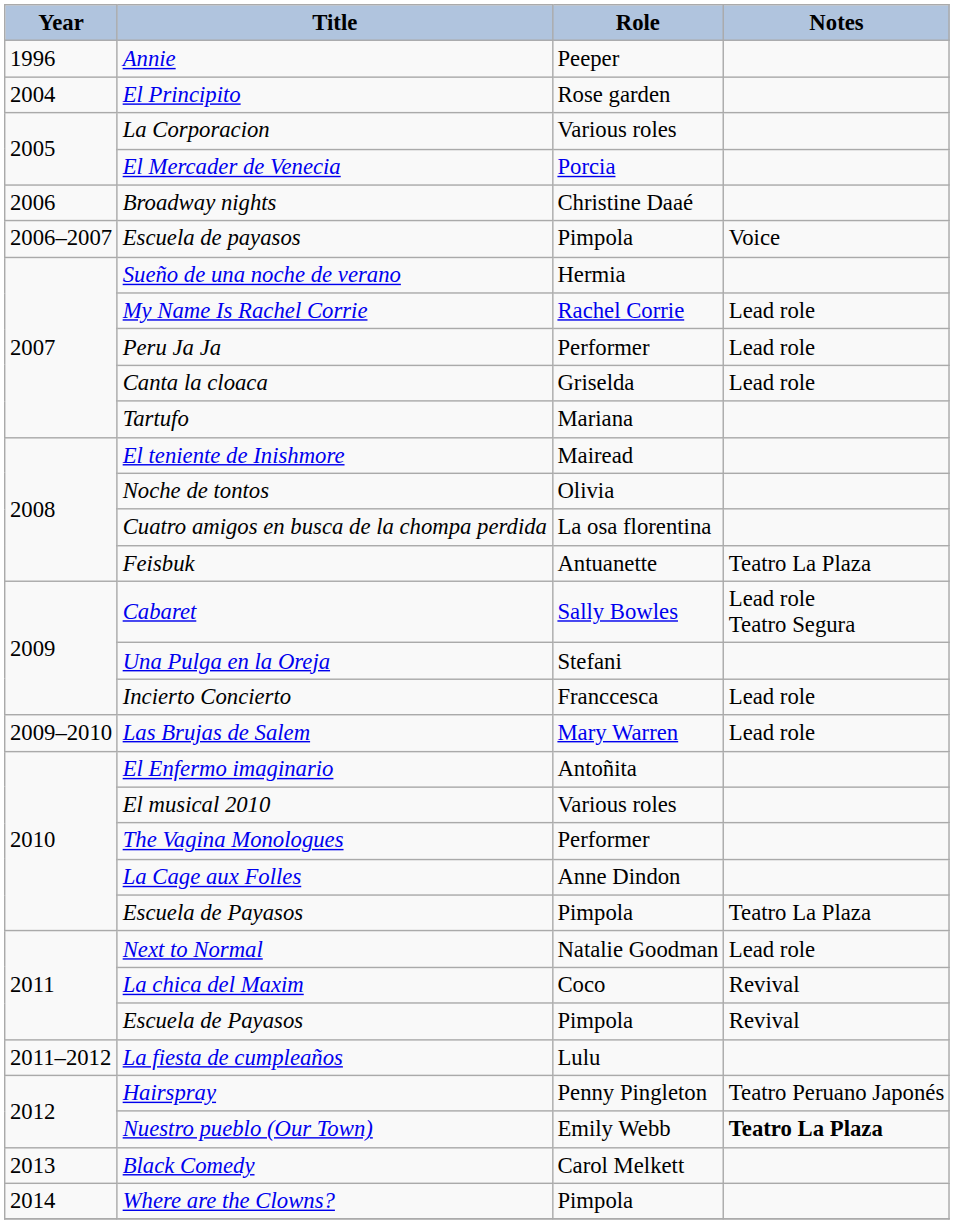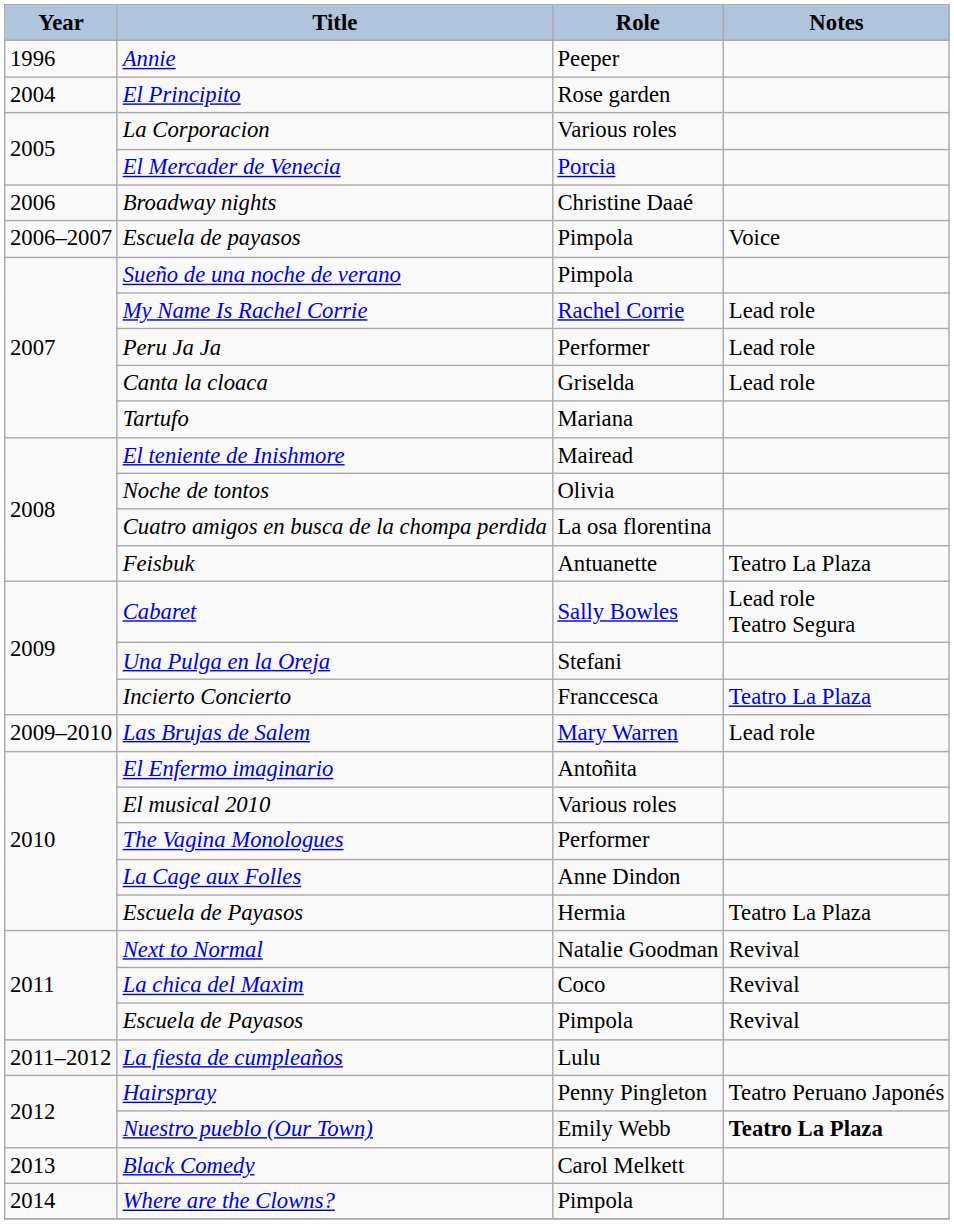(591, 274) Hermia -> (595, 274) Pimpola
(772, 696) Lead role -> (800, 696) Teatro La Plaza
(595, 912) Pimpola -> (591, 912) Hermia
(772, 948) Lead role -> (764, 948) Revival
